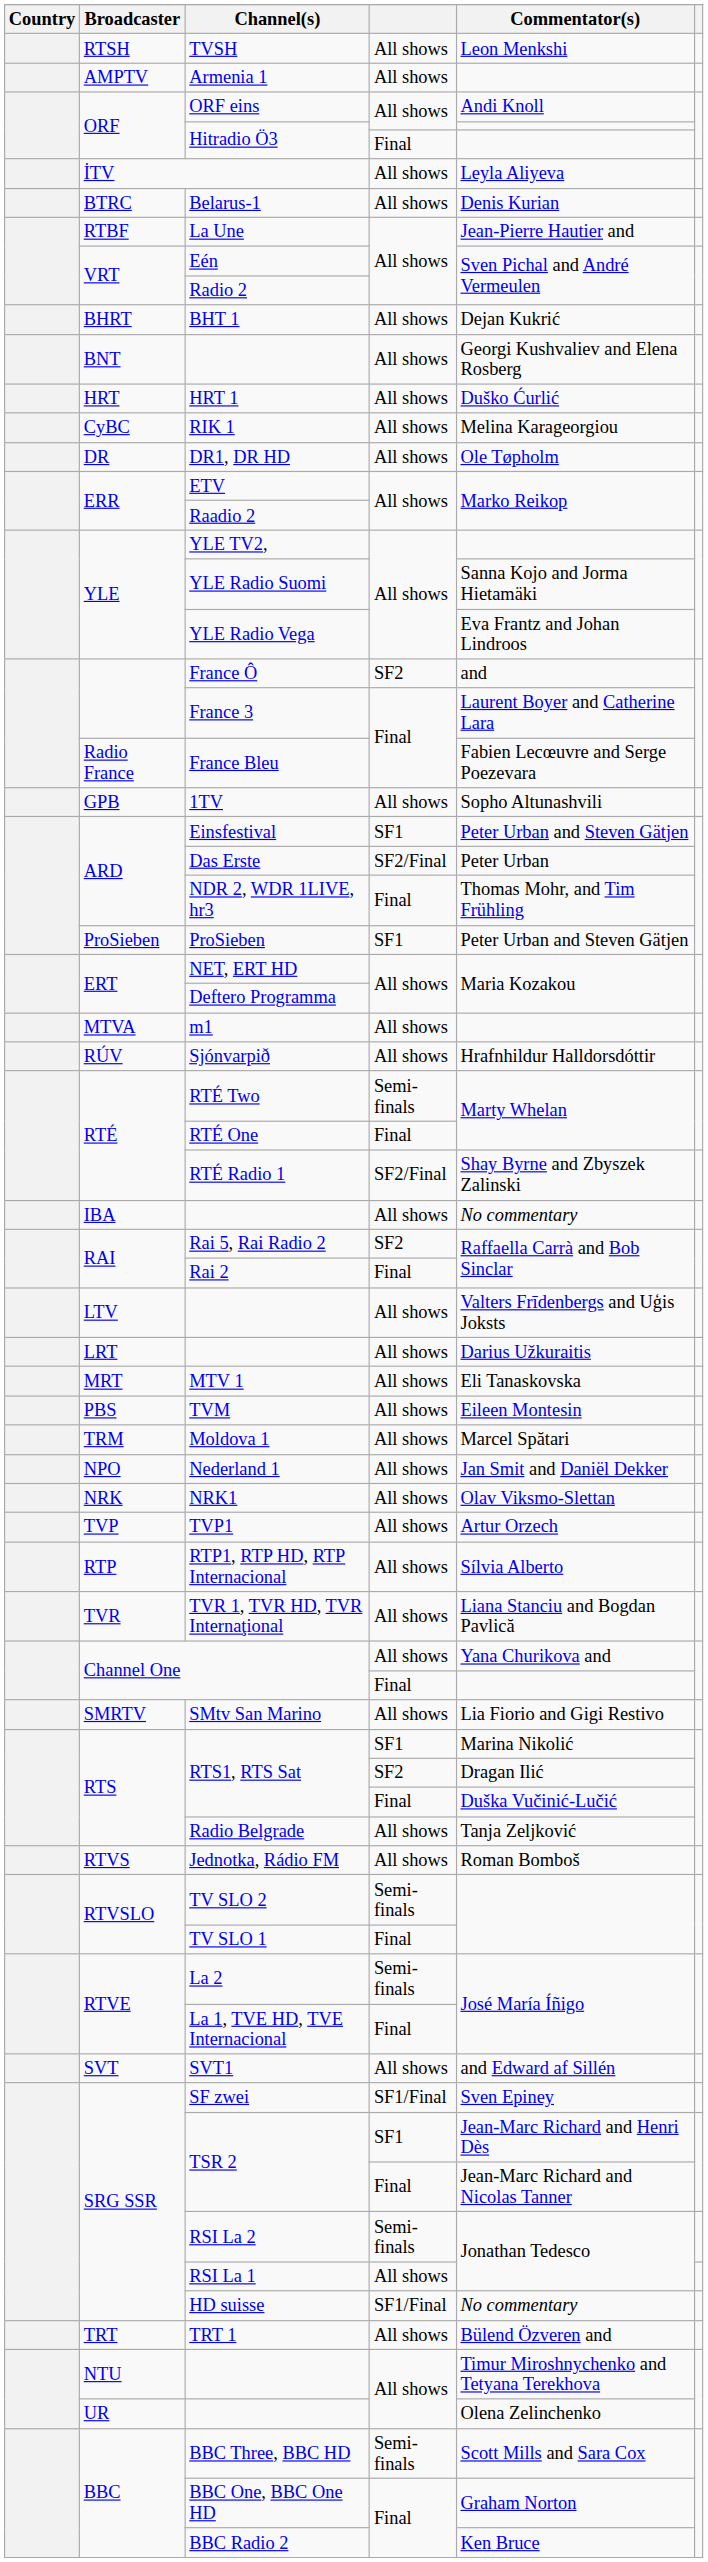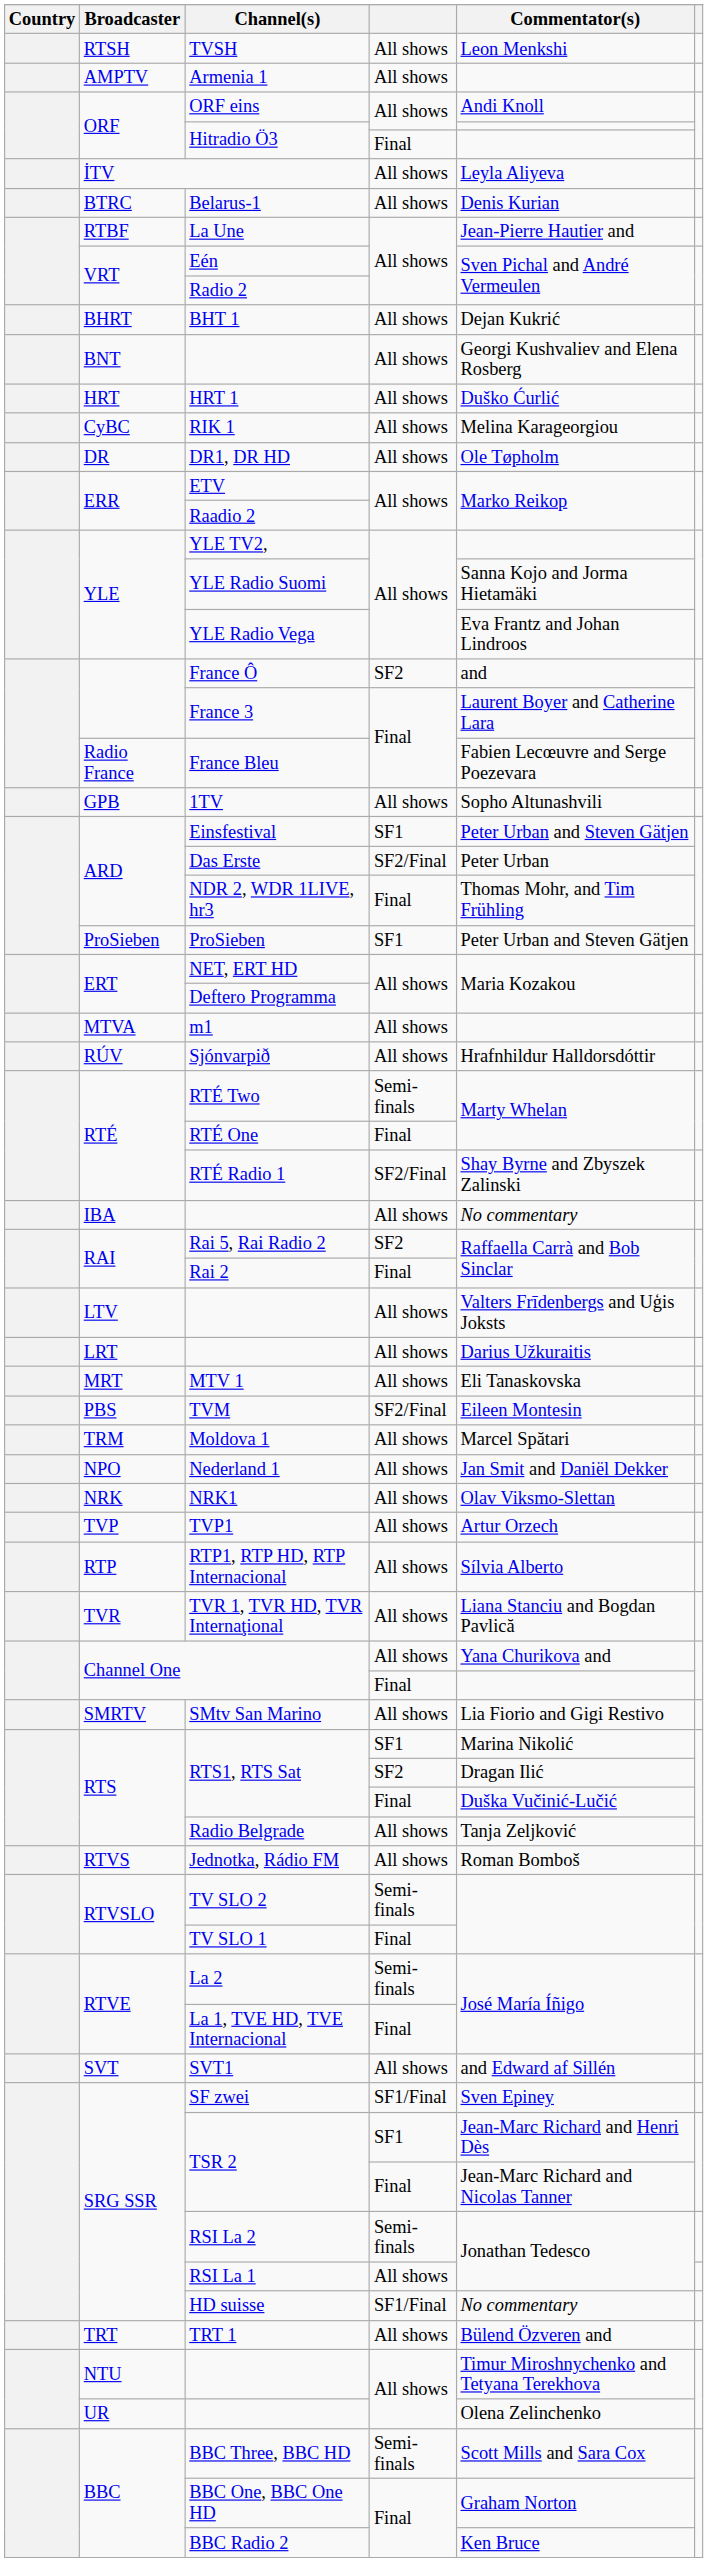(411, 1410) All shows -> (410, 1410) SF2/Final
